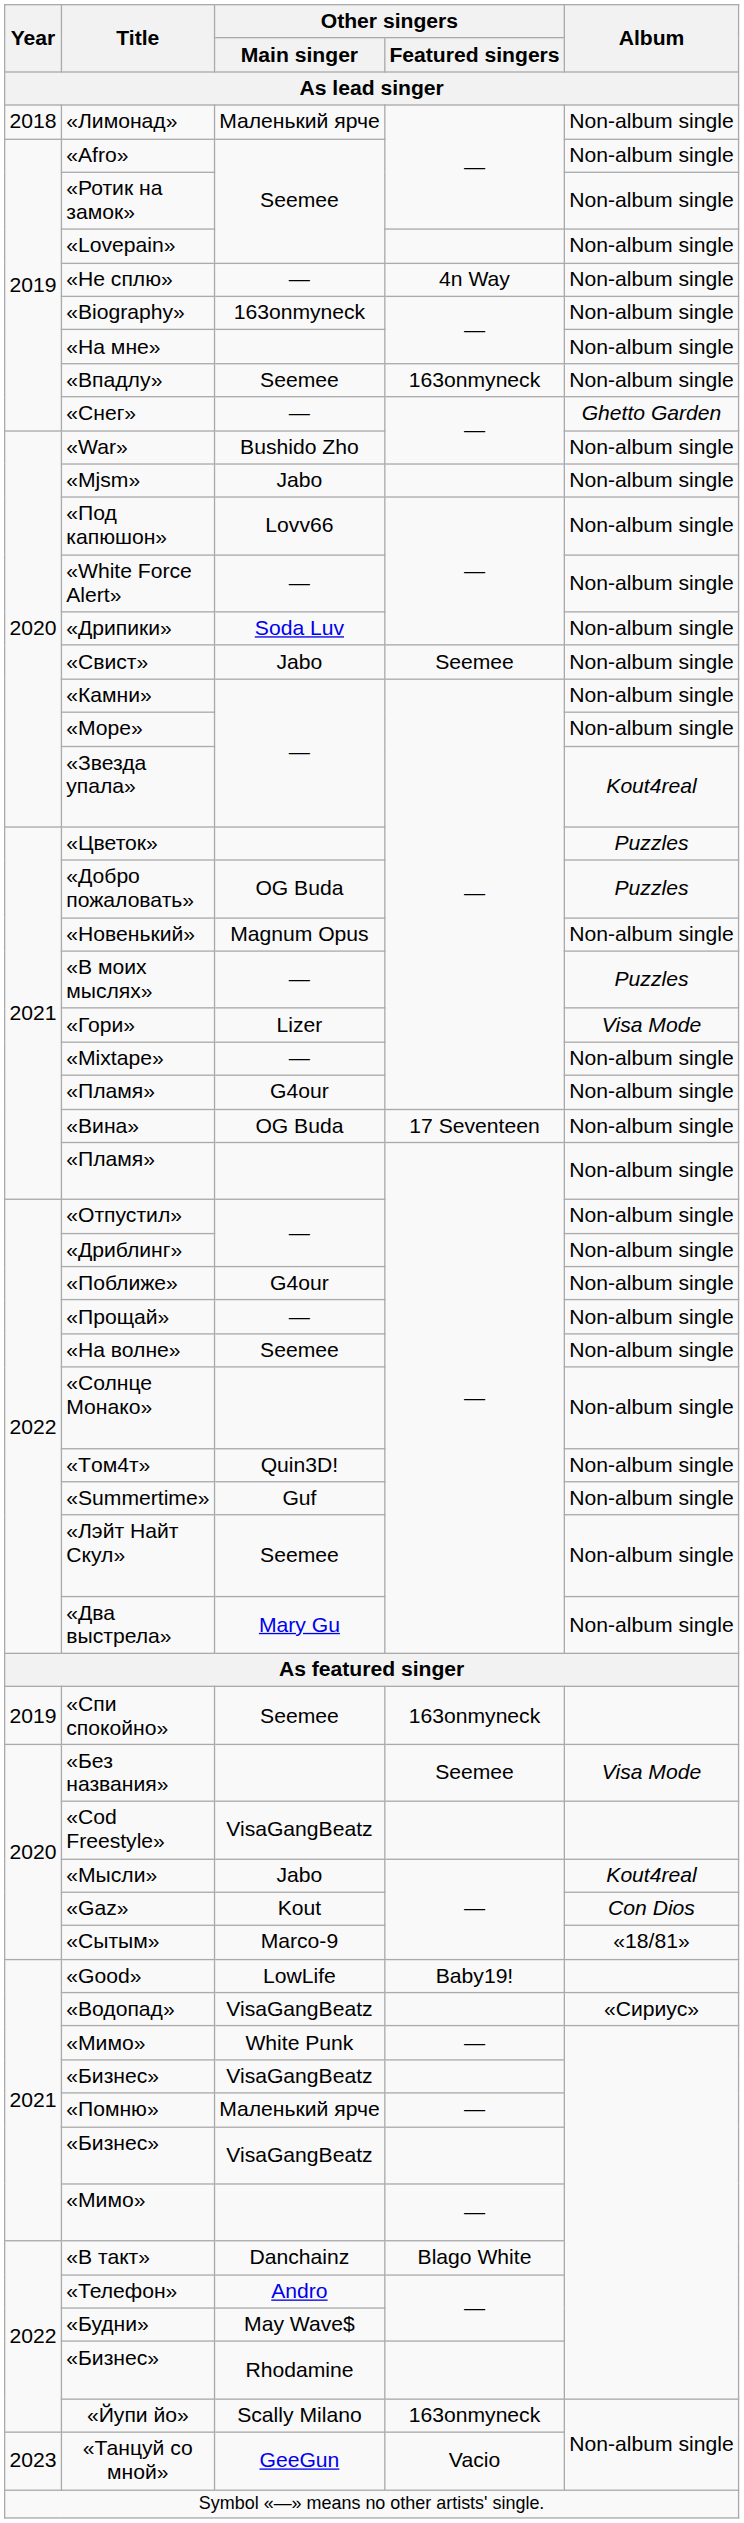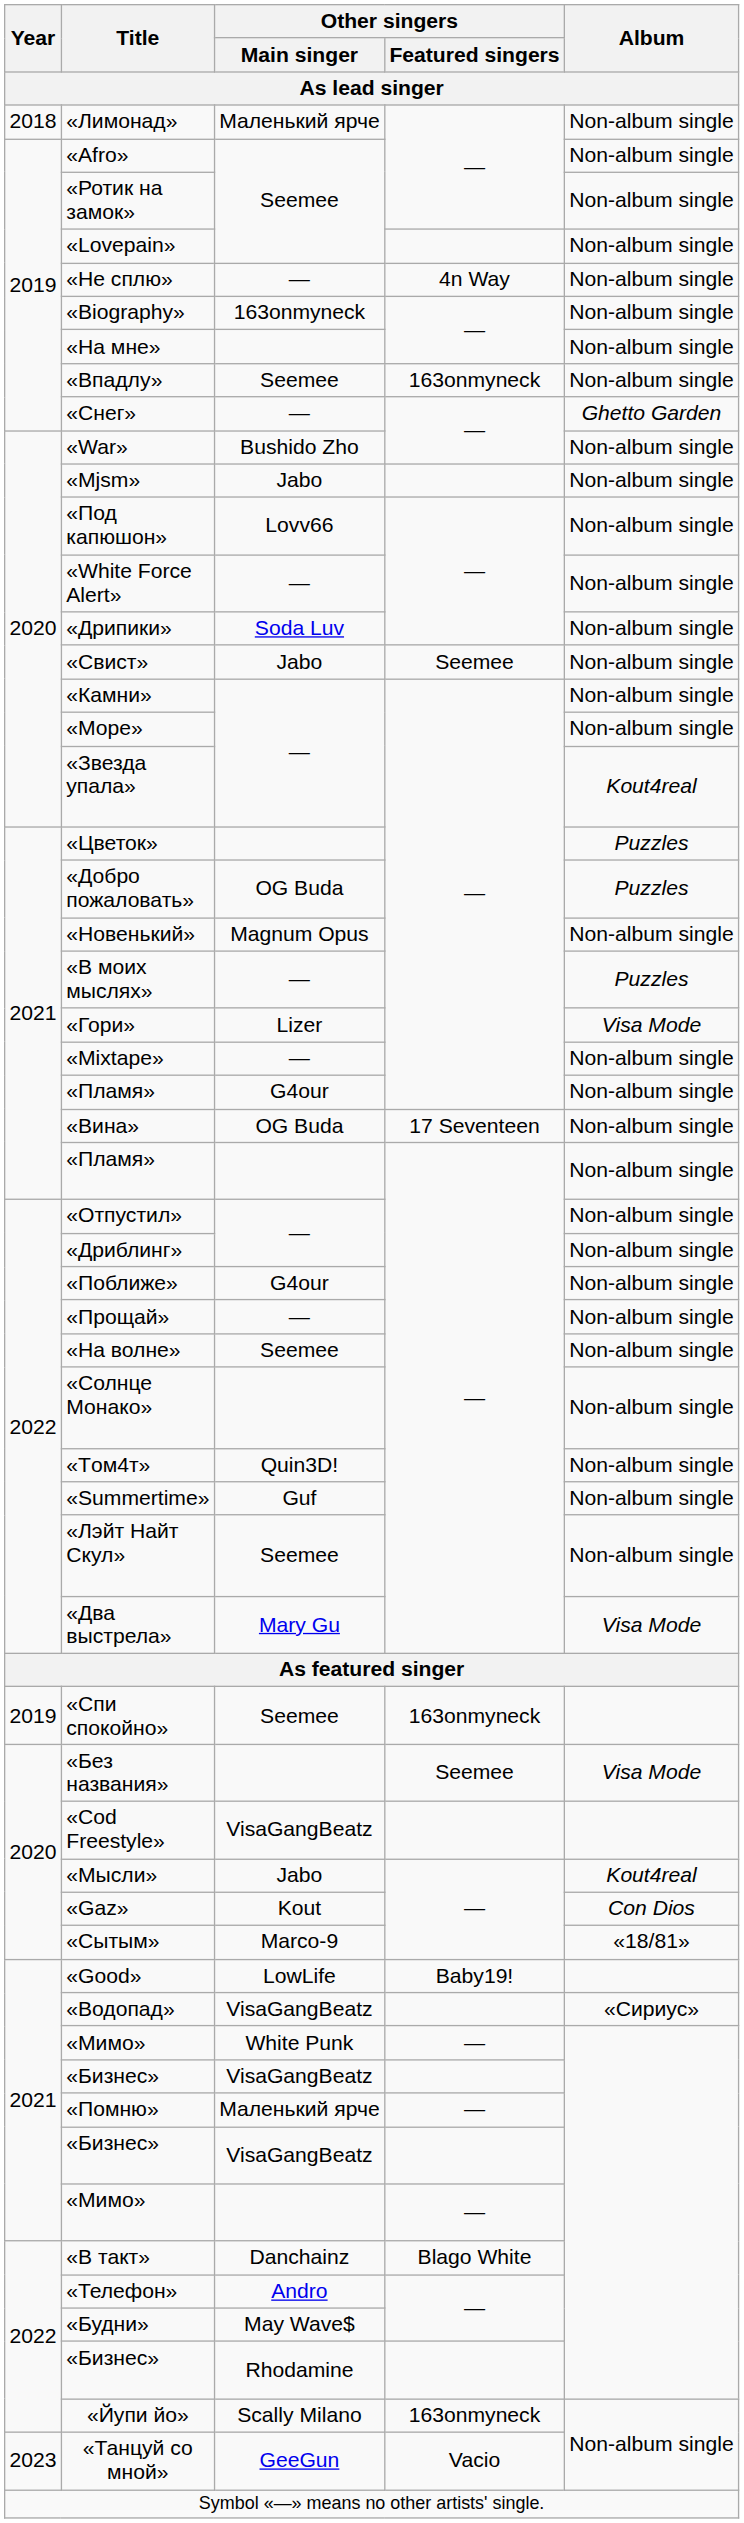(652, 1624) Non-album single -> (652, 1624) Visa Mode
